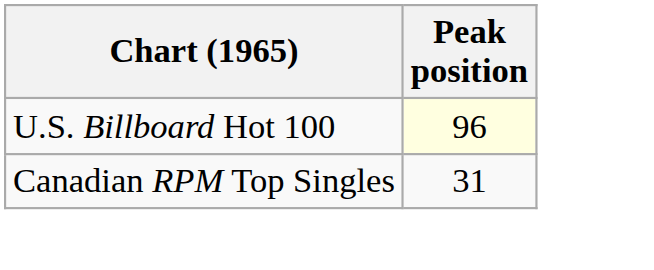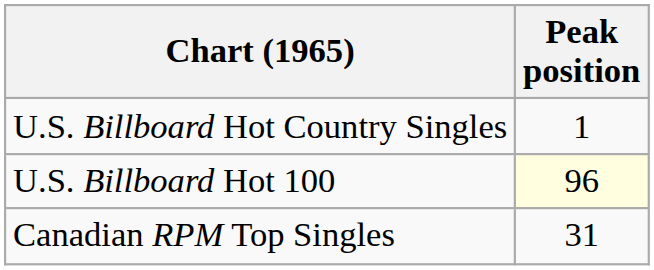+ row: (260, 125)
